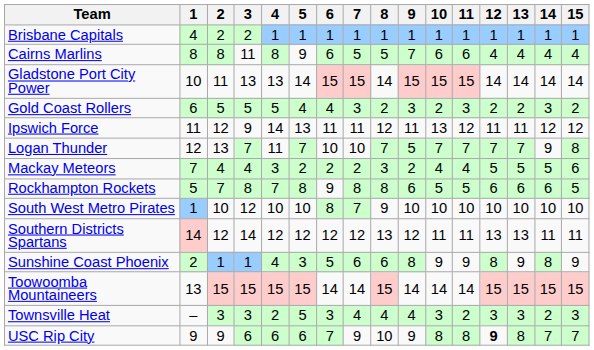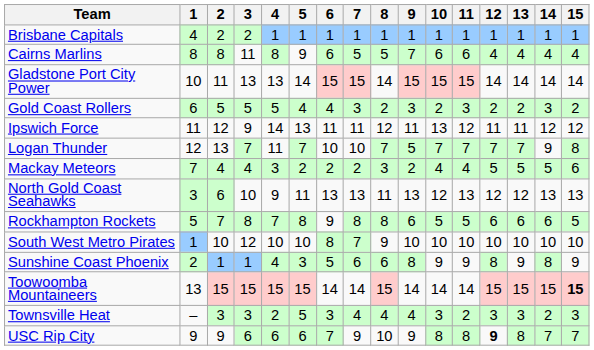+ row: (65, 195)
- row: (66, 235)
(575, 289) normal -> (575, 289) bold
